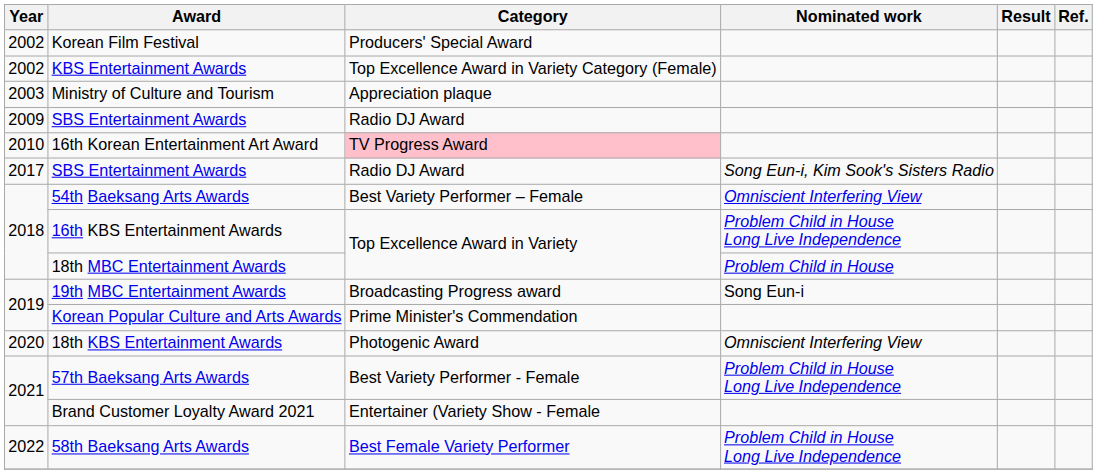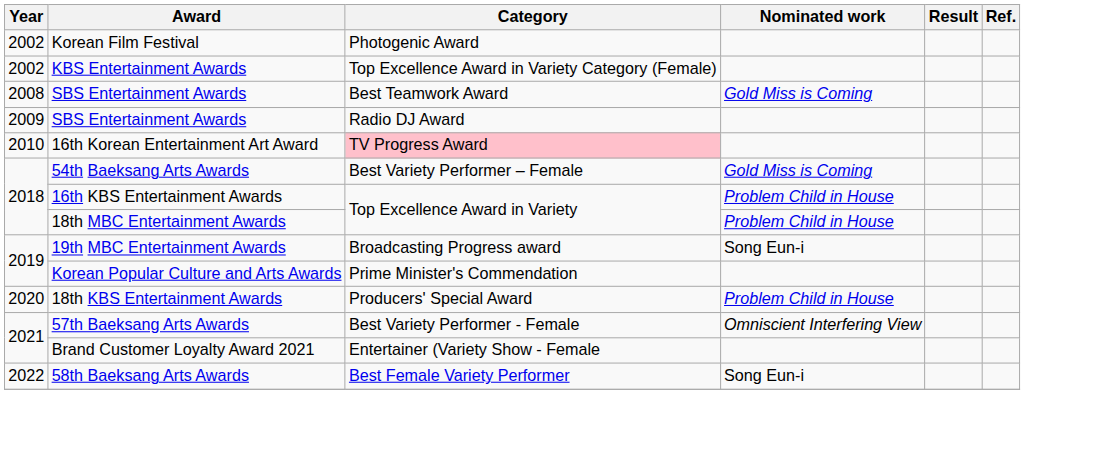(441, 42) Producers' Special Award -> (414, 42) Photogenic Award
- row: (26, 94)
+ row: (26, 94)
- row: (26, 171)
(823, 196) Omniscient Interfering View -> (798, 171) Gold Miss is Coming
(813, 231) Problem Child in House Long Live Independence -> (809, 196) Problem Child in House
(414, 343) Photogenic Award -> (441, 299) Producers' Special Award
(823, 343) Omniscient Interfering View -> (809, 299) Problem Child in House
(813, 377) Problem Child in House Long Live Independence -> (823, 324) Omniscient Interfering View
(813, 447) Problem Child in House Long Live Independence -> (764, 376) Song Eun-i
